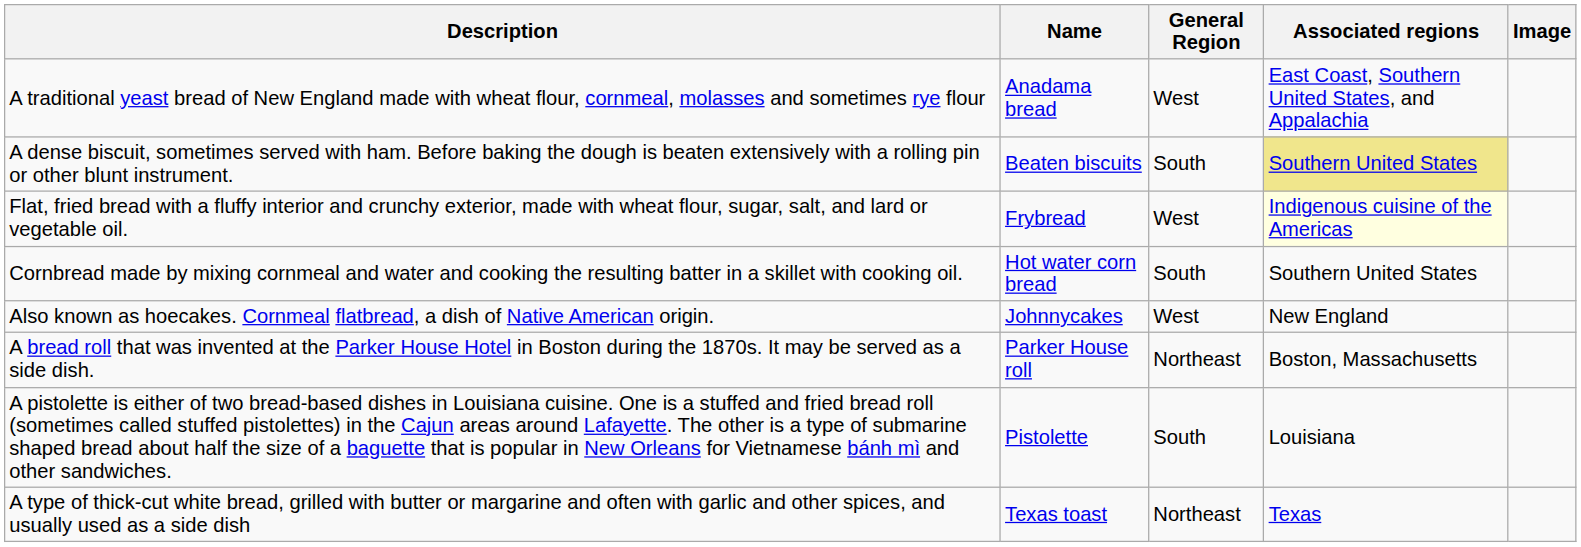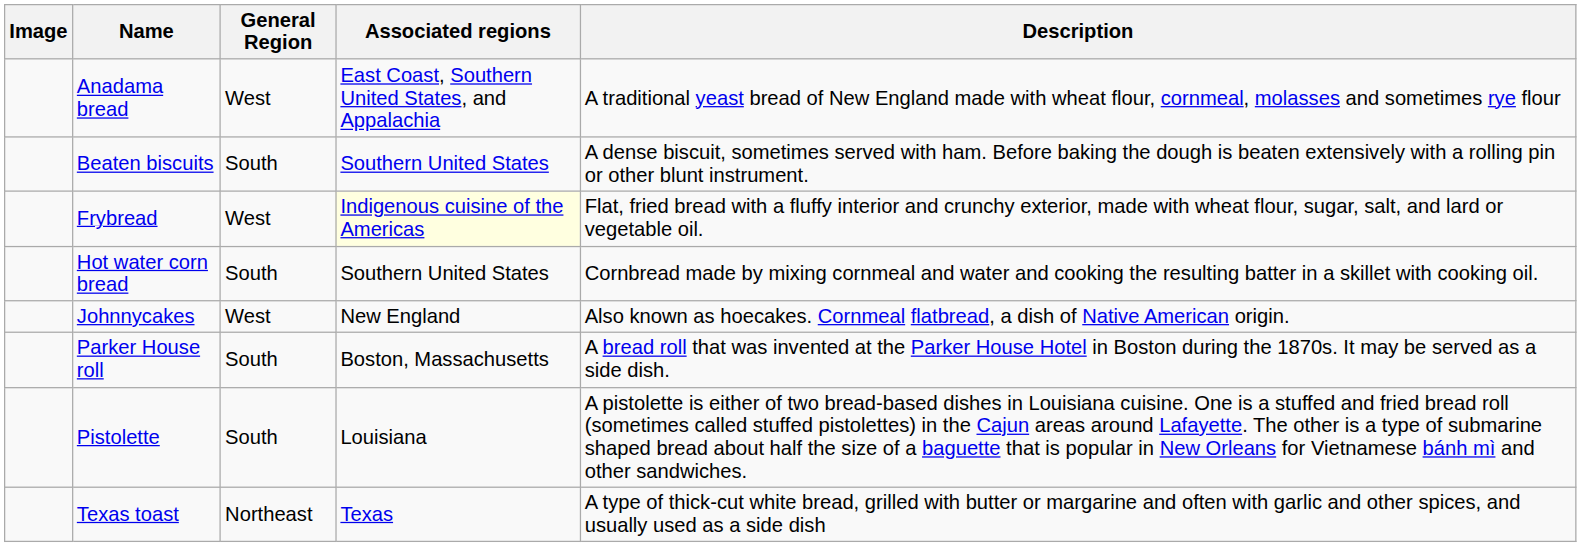columns swapped: (1542, 31) <-> (503, 31)
(1373, 163) khaki background -> (445, 163) no background
(1197, 359) Northeast -> (251, 359) South
